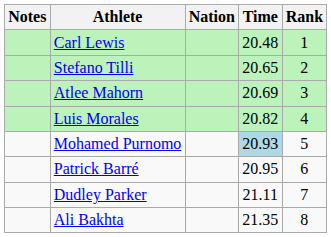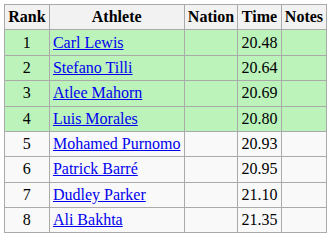columns swapped: (304, 17) <-> (27, 17)
(260, 67) 20.65 -> (259, 67) 20.64
(260, 118) 20.82 -> (259, 118) 20.80
(260, 144) lightblue background -> (259, 144) no background
(260, 194) 21.11 -> (259, 194) 21.10
